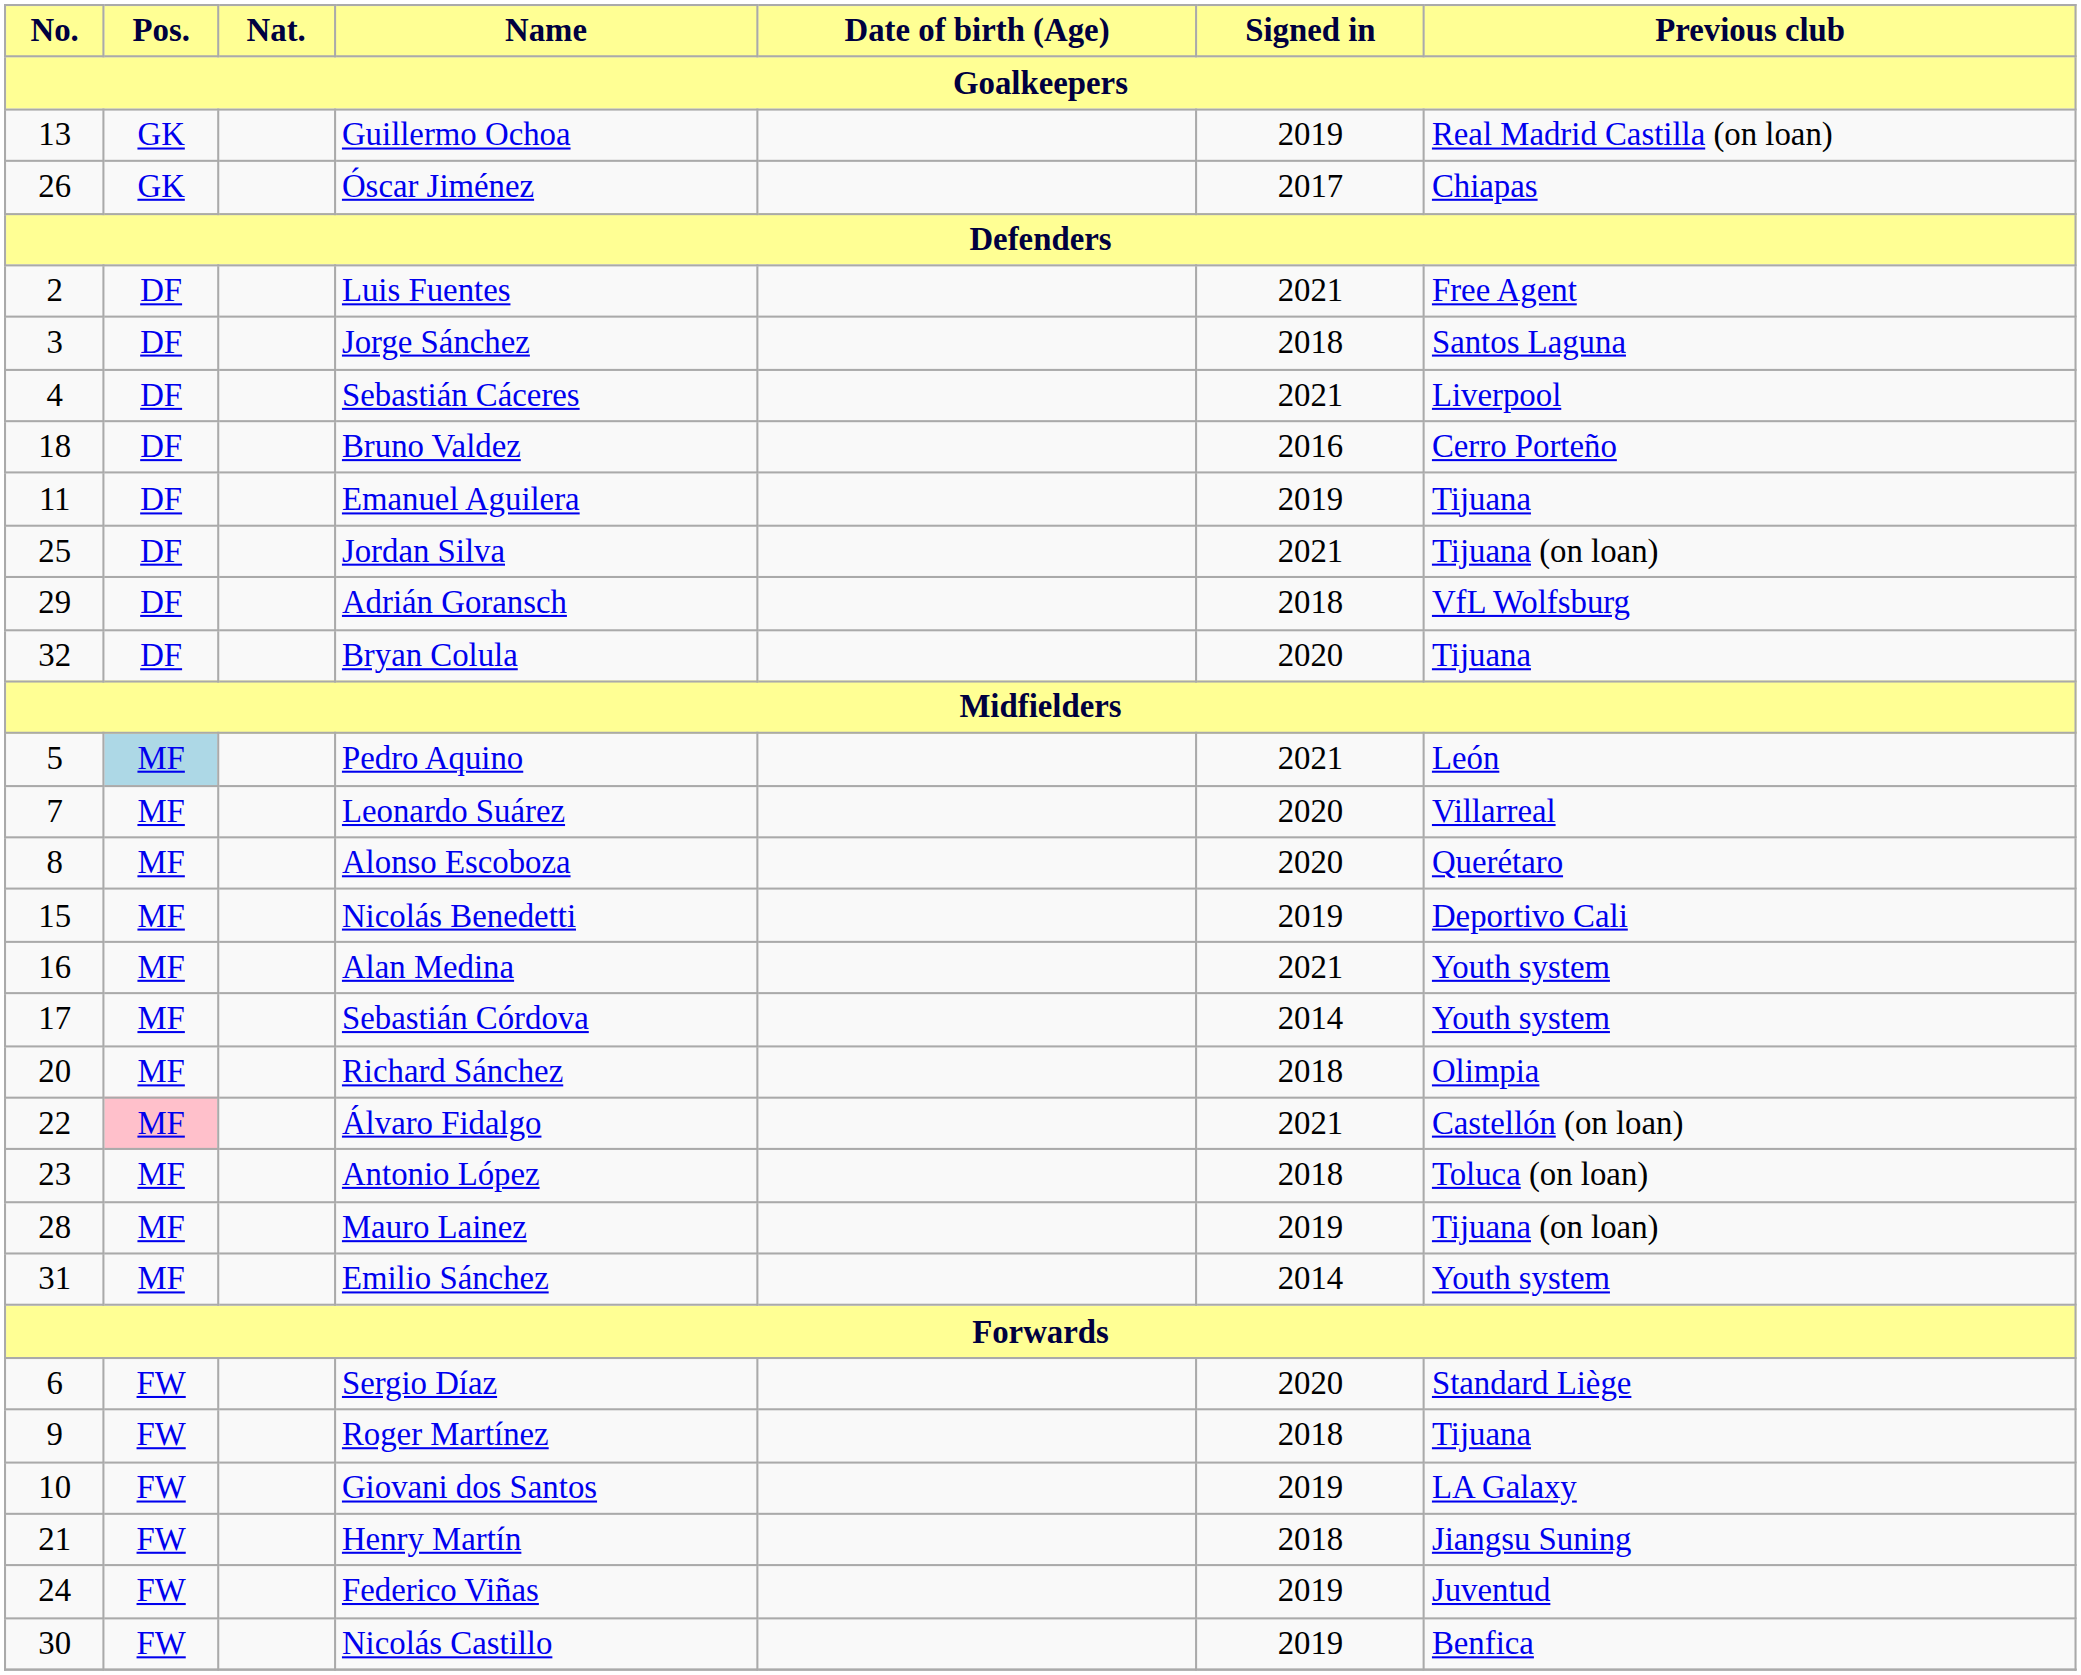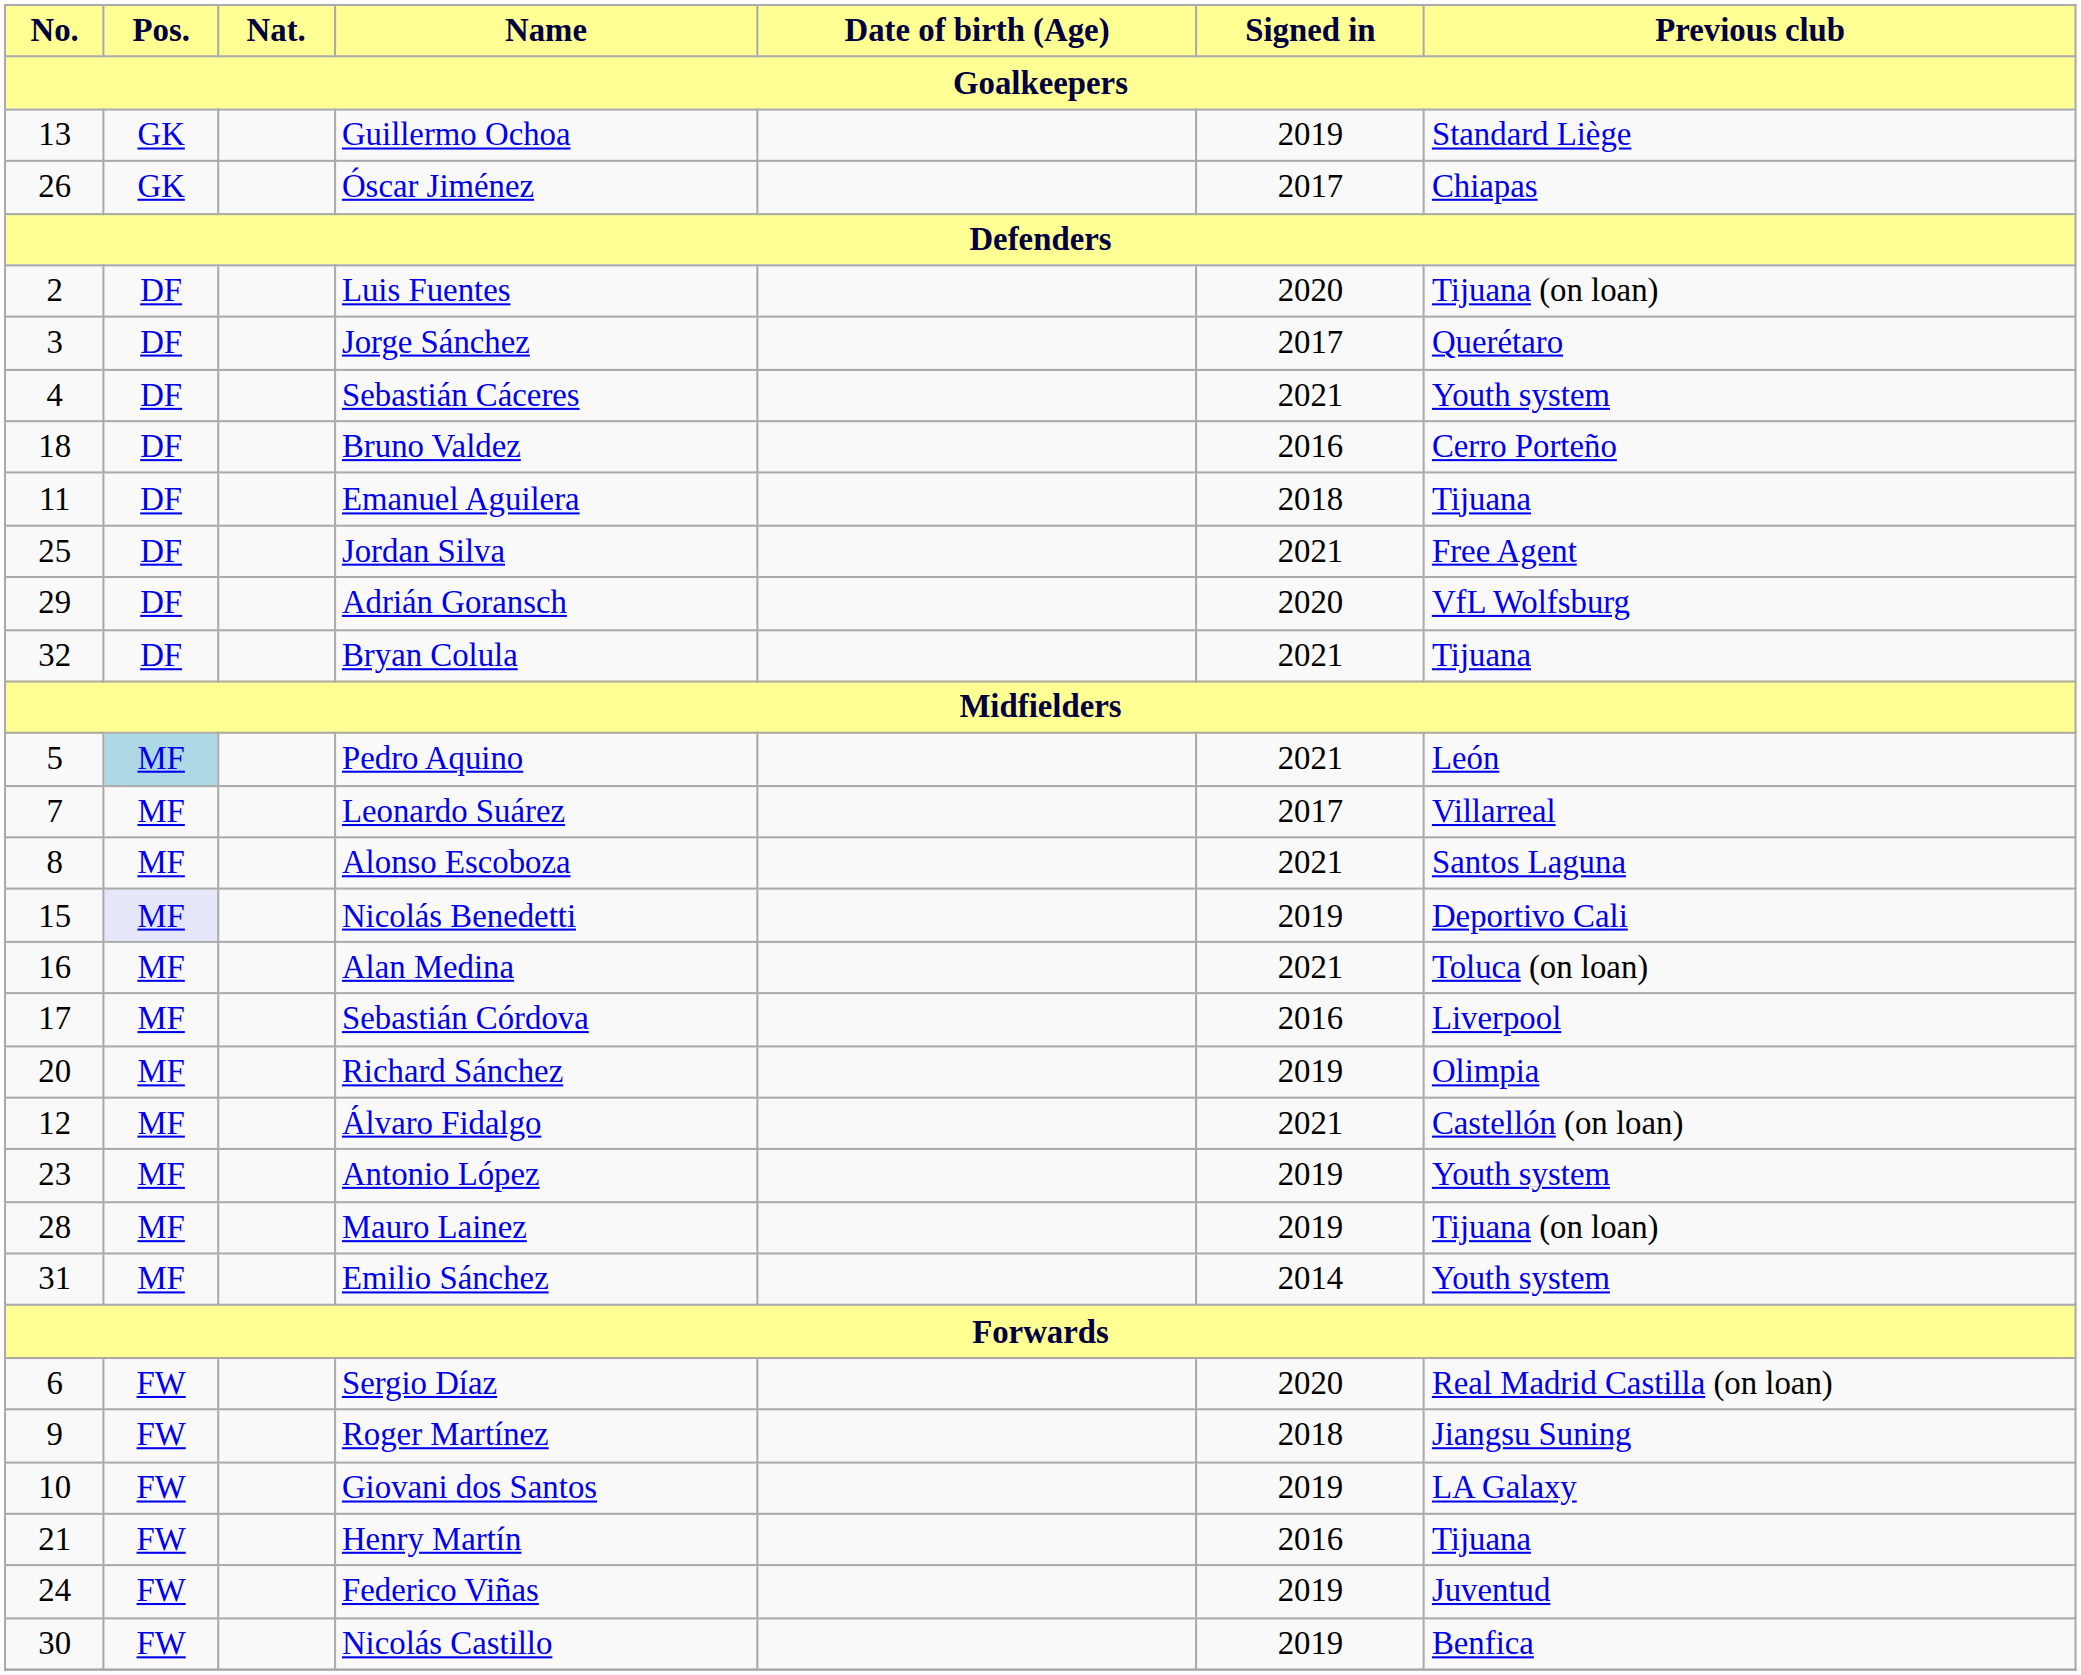(1632, 134) Real Madrid Castilla (on loan) -> (1532, 134) Standard Liège
(1310, 290) 2021 -> (1310, 290) 2020
(1504, 290) Free Agent -> (1545, 290) Tijuana (on loan)
(1310, 342) 2018 -> (1310, 342) 2017
(1529, 342) Santos Laguna -> (1497, 342) Querétaro
(1497, 394) Liverpool -> (1521, 394) Youth system
(1310, 498) 2019 -> (1310, 498) 2018
(1545, 550) Tijuana (on loan) -> (1504, 550) Free Agent
(1310, 602) 2018 -> (1310, 602) 2020
(1310, 654) 2020 -> (1310, 654) 2021
(1310, 810) 2020 -> (1310, 810) 2017
(1310, 862) 2020 -> (1310, 862) 2021
(1497, 862) Querétaro -> (1529, 862) Santos Laguna
(161, 914) no background -> (161, 914) lavender background
(1521, 966) Youth system -> (1540, 966) Toluca (on loan)
(1310, 1018) 2014 -> (1310, 1018) 2016
(1521, 1018) Youth system -> (1497, 1018) Liverpool
(1310, 1070) 2018 -> (1310, 1070) 2019
(55, 1122) 22 -> (55, 1122) 12
(161, 1122) pink background -> (161, 1122) no background
(1310, 1174) 2018 -> (1310, 1174) 2019
(1540, 1174) Toluca (on loan) -> (1521, 1174) Youth system
(1532, 1382) Standard Liège -> (1632, 1382) Real Madrid Castilla (on loan)
(1481, 1435) Tijuana -> (1532, 1435) Jiangsu Suning
(1310, 1539) 2018 -> (1310, 1539) 2016
(1532, 1539) Jiangsu Suning -> (1481, 1539) Tijuana
